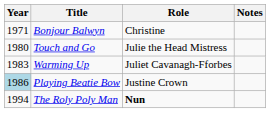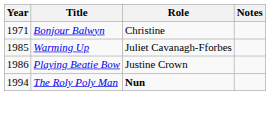- row: (64, 47)
(18, 64) 1983 -> (18, 47) 1985
(18, 82) lightblue background -> (18, 64) no background
